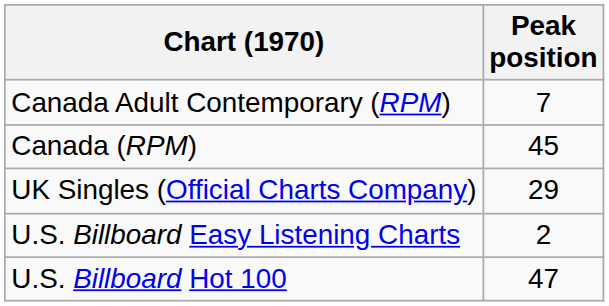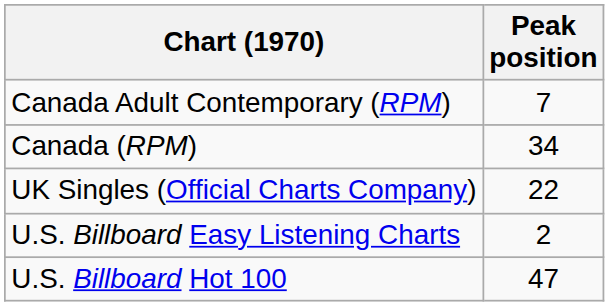(543, 146) 45 -> (543, 146) 34
(543, 190) 29 -> (543, 190) 22
